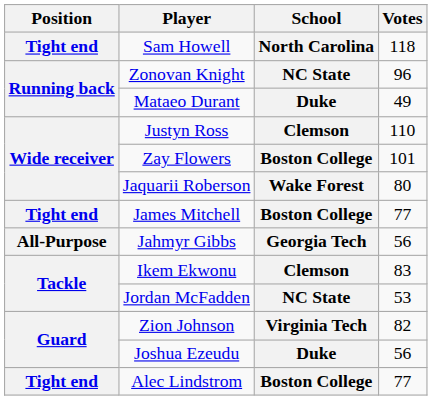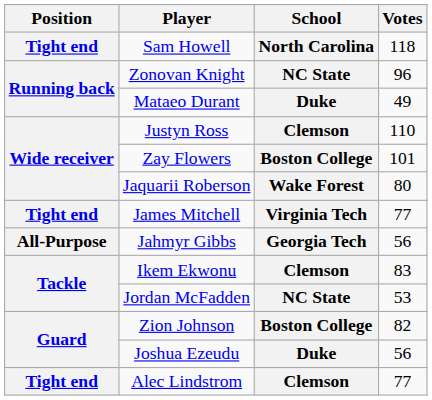(316, 213) Boston College -> (316, 213) Virginia Tech
(316, 325) Virginia Tech -> (316, 325) Boston College
(316, 381) Boston College -> (316, 381) Clemson
